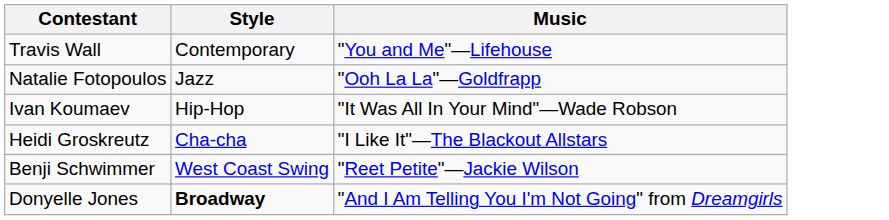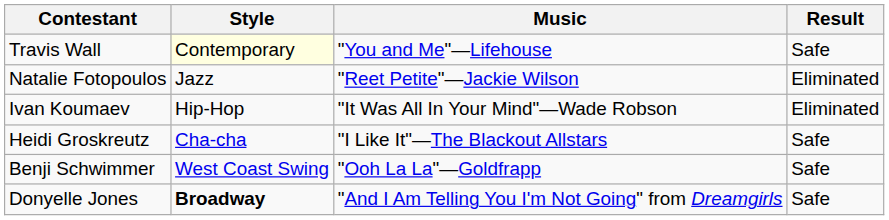+ column: (835, 19)
(235, 49) no background -> (235, 49) lightyellow background
(439, 79) "Ooh La La"—Goldfrapp -> (458, 79) "Reet Petite"—Jackie Wilson
(458, 169) "Reet Petite"—Jackie Wilson -> (439, 169) "Ooh La La"—Goldfrapp
